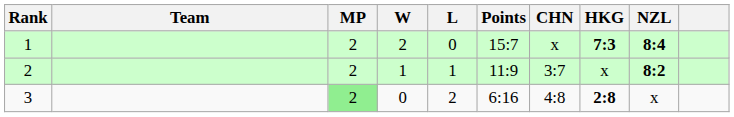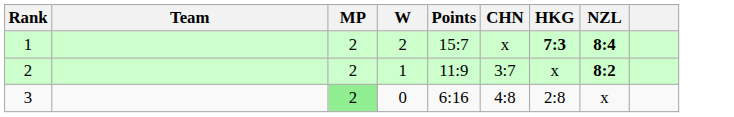- column: (452, 17)
(604, 97) bold -> (555, 97) normal
